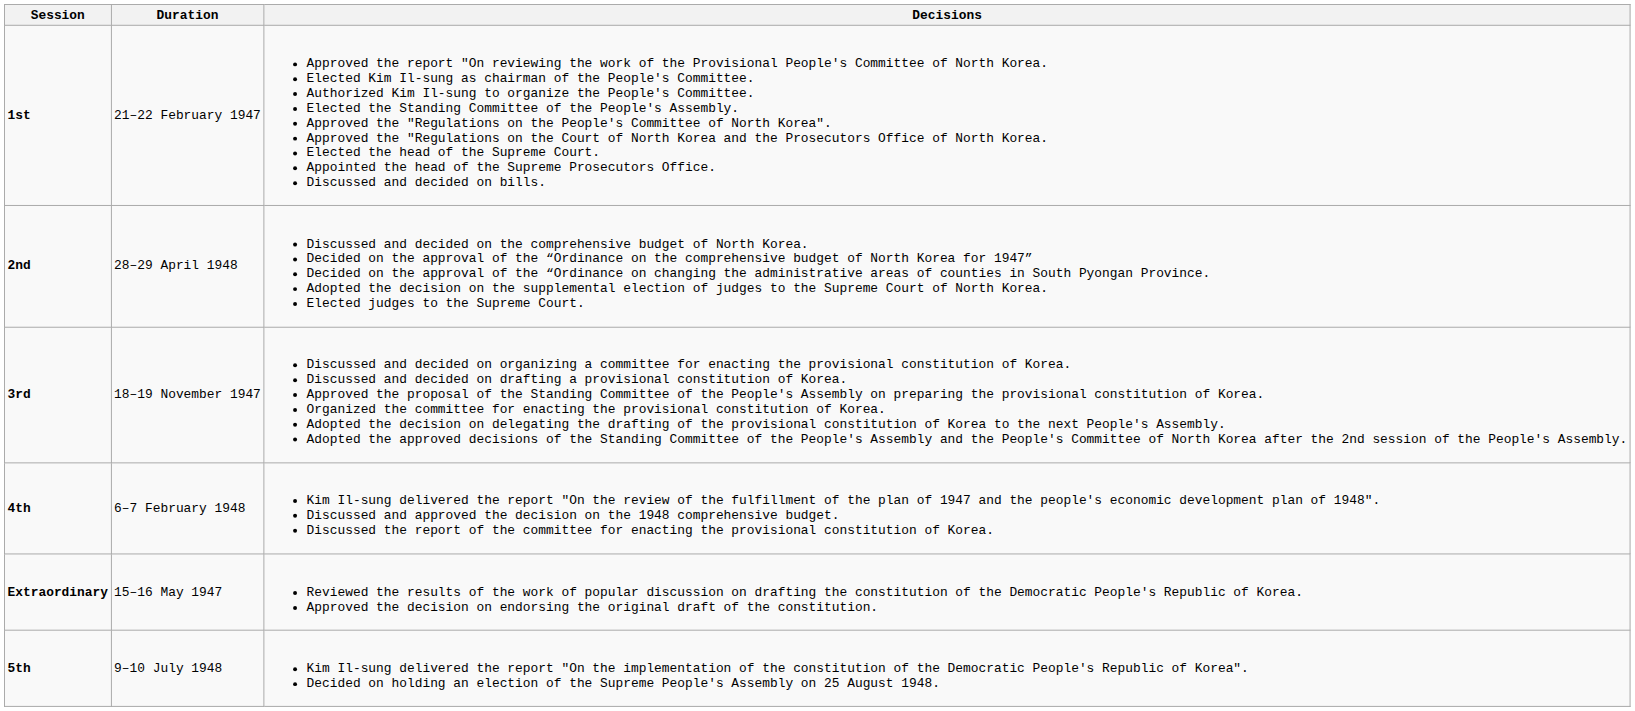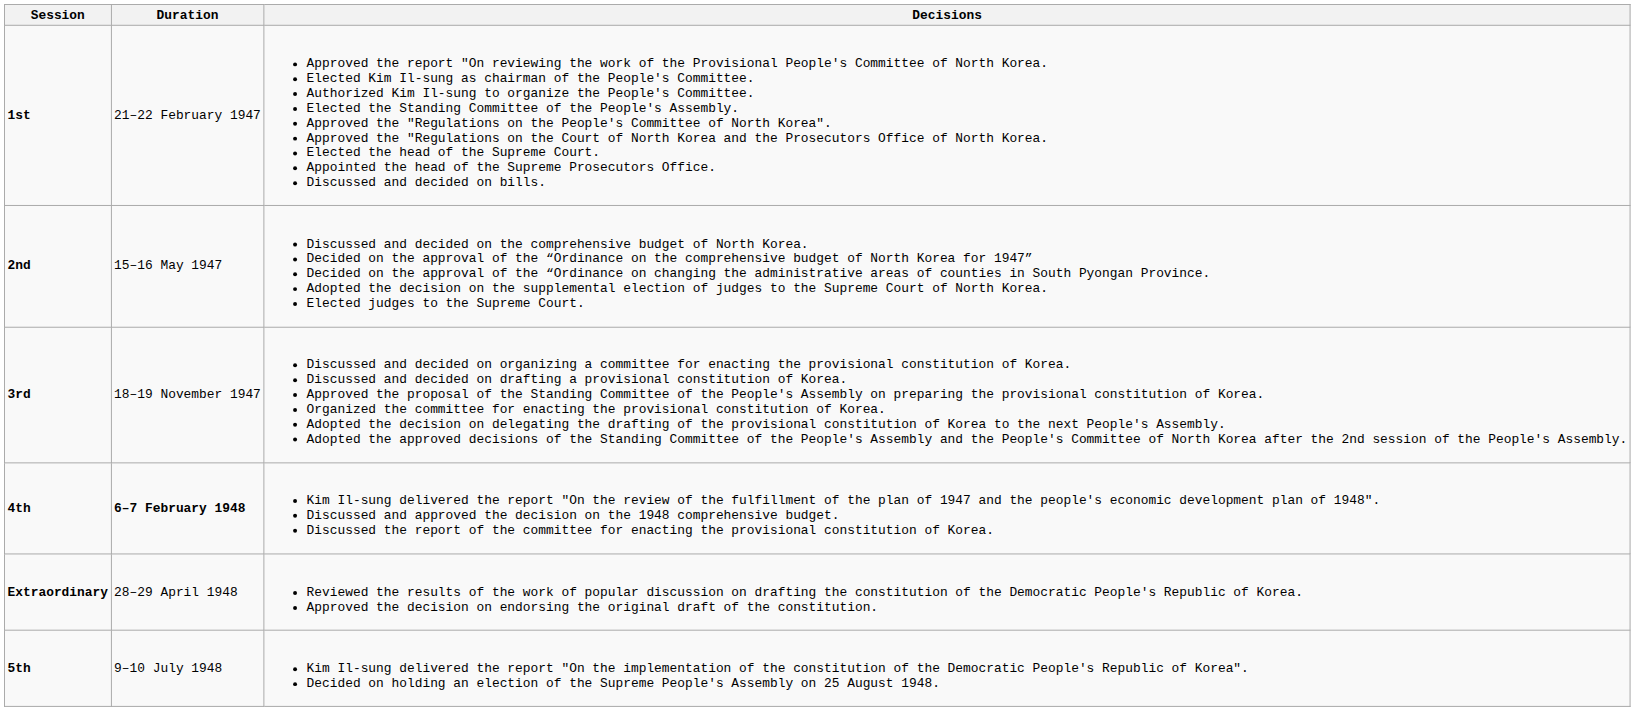(176, 266) 28–29 April 1948 -> (168, 266) 15–16 May 1947
(180, 508) normal -> (180, 508) bold
(168, 592) 15–16 May 1947 -> (176, 592) 28–29 April 1948
